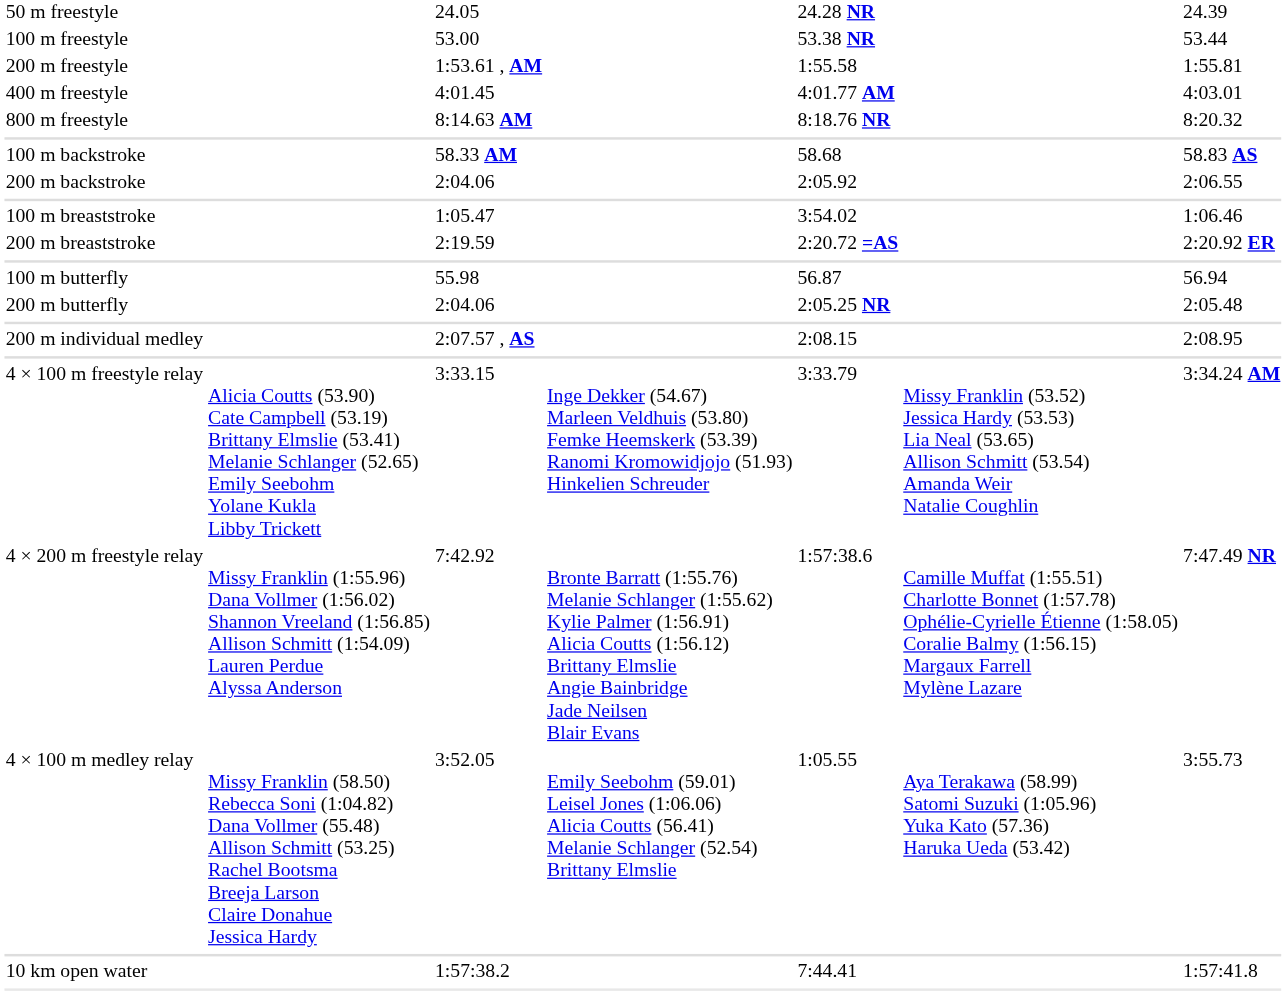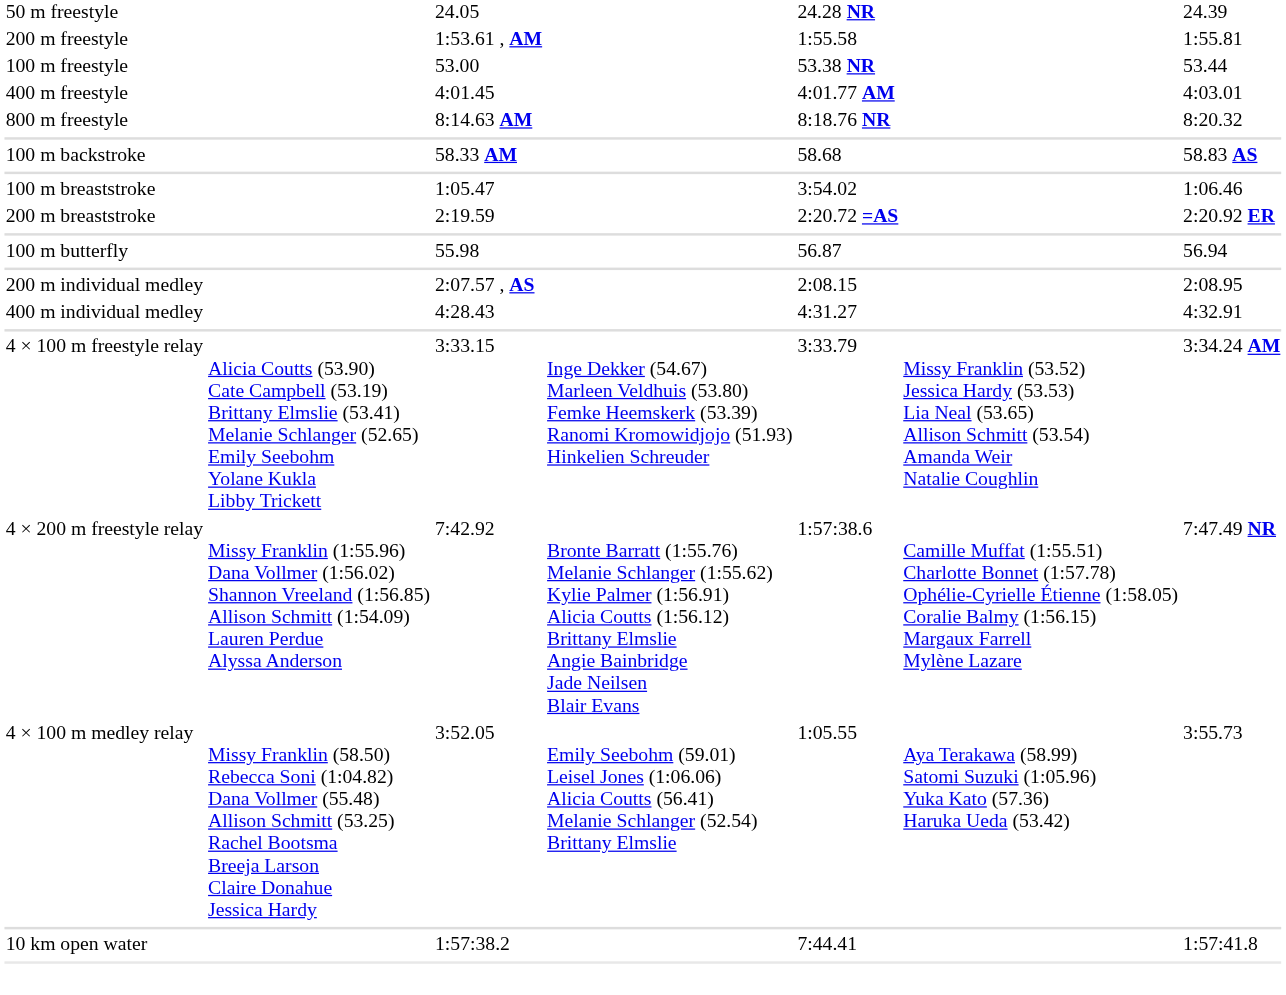rows swapped: (67, 38) <-> (67, 65)
- row: (76, 181)
- row: (67, 304)
+ row: (104, 311)
